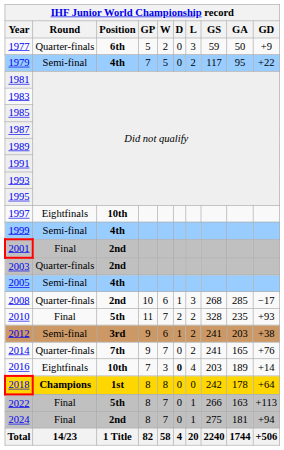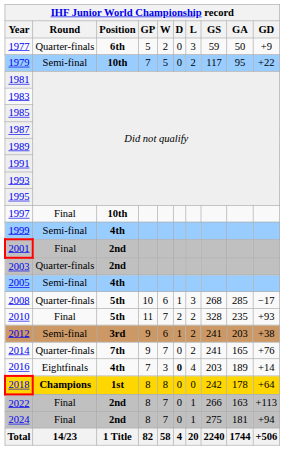(117, 63) 4th -> (117, 63) 10th
(65, 213) Eightfinals -> (65, 213) Final
(117, 300) 2nd -> (117, 300) 5th
(117, 367) 10th -> (117, 367) 4th
(117, 403) 5th -> (117, 403) 2nd
